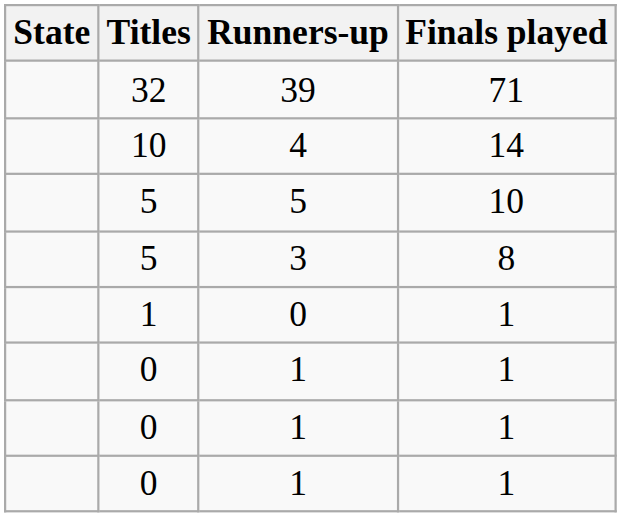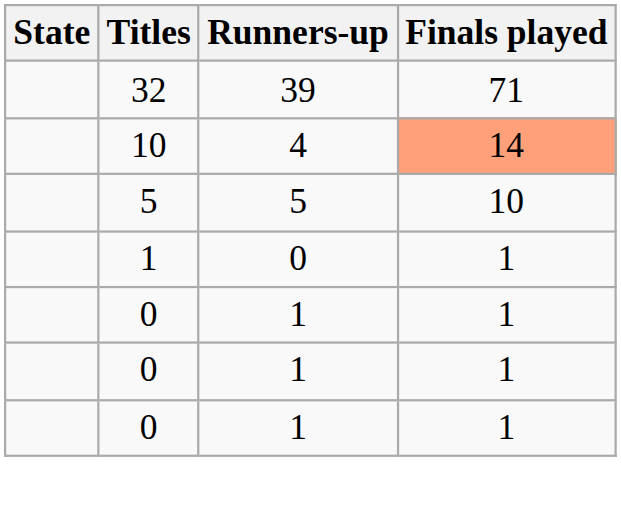(506, 145) no background -> (506, 145) lightsalmon background
- row: (149, 257)
